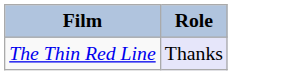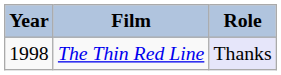+ column: (29, 20)
